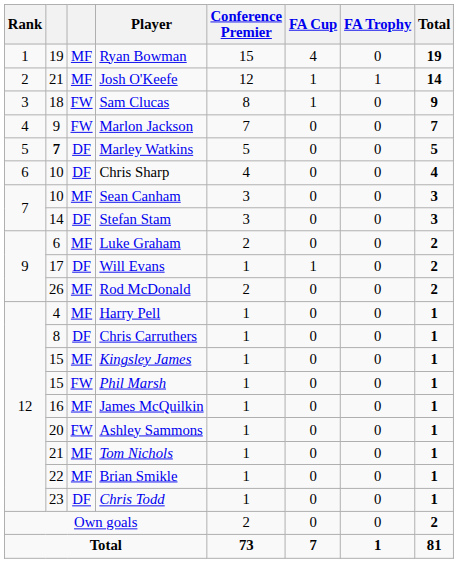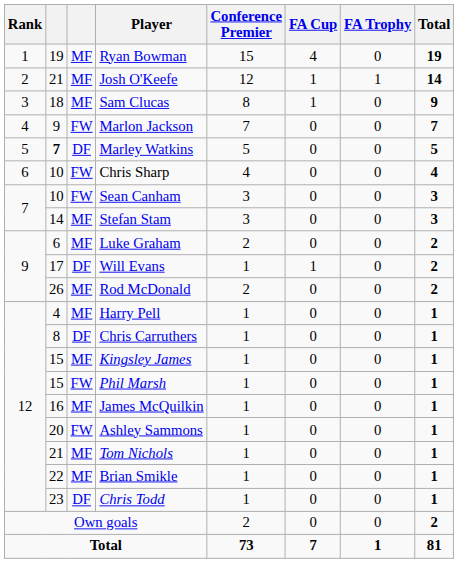(82, 102) FW -> (82, 102) MF
(82, 172) DF -> (82, 172) FW
(82, 196) MF -> (82, 196) FW
(82, 219) DF -> (82, 219) MF
